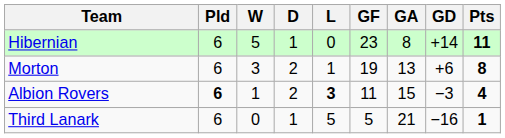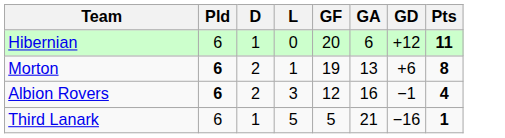- column: (255, 17)
(369, 42) 23 -> (331, 42) 20
(406, 42) 8 -> (369, 42) 6
(444, 42) +14 -> (406, 42) +12
(218, 68) normal -> (218, 68) bold
(331, 94) bold -> (293, 94) normal
(369, 94) 11 -> (331, 94) 12
(406, 94) 15 -> (369, 94) 16
(444, 94) −3 -> (406, 94) −1
